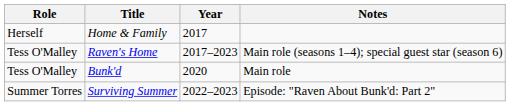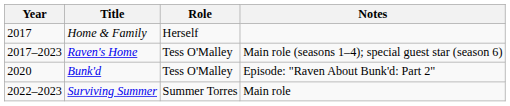columns swapped: (210, 14) <-> (45, 14)
(267, 71) Main role -> (339, 71) Episode: "Raven About Bunk'd: Part 2"
(339, 91) Episode: "Raven About Bunk'd: Part 2" -> (267, 91) Main role
